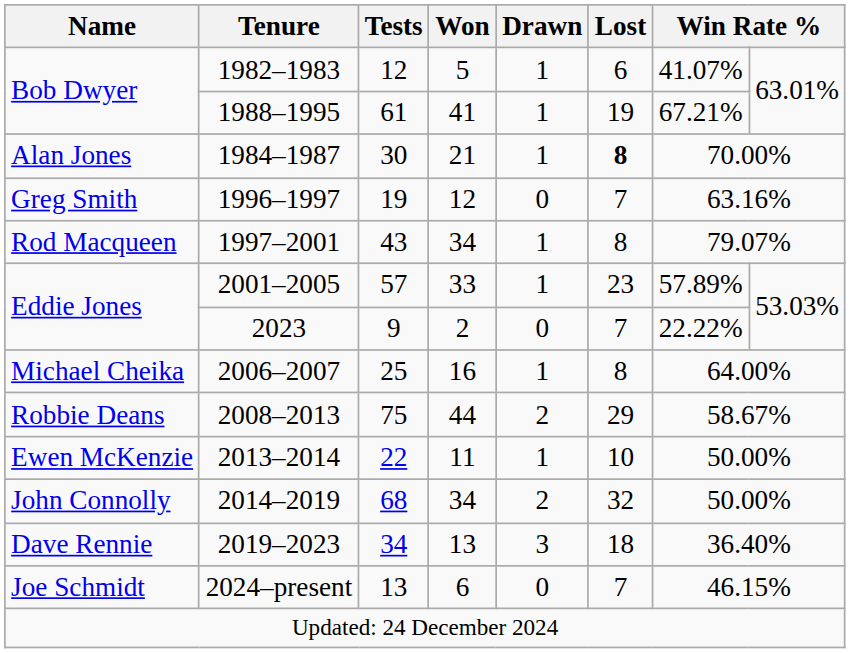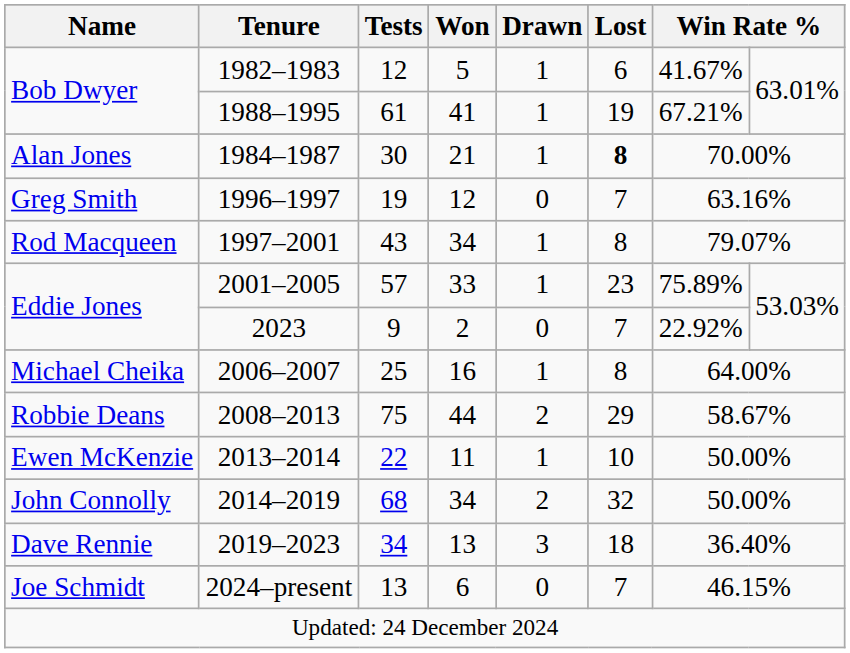(701, 69) 41.07% -> (701, 69) 41.67%
(701, 284) 57.89% -> (701, 284) 75.89%
(701, 328) 22.22% -> (701, 328) 22.92%
